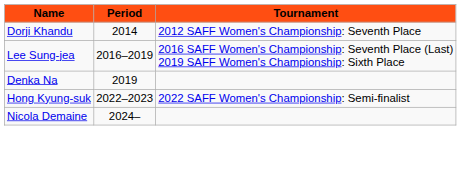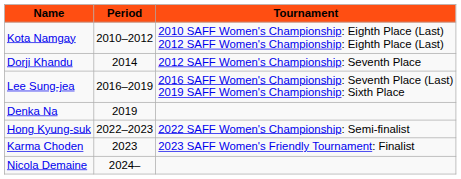+ row: (41, 37)
+ row: (45, 147)
